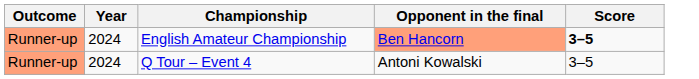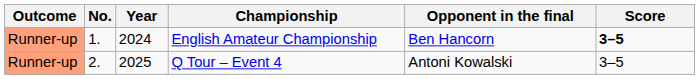+ column: (100, 16)
(421, 39) lightsalmon background -> (451, 39) no background
(105, 62) 2024 -> (135, 62) 2025
